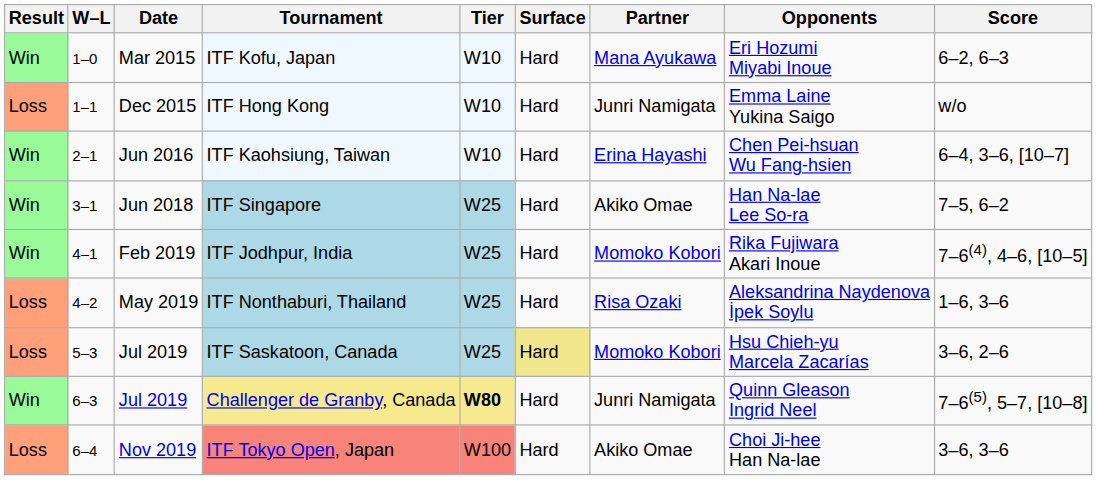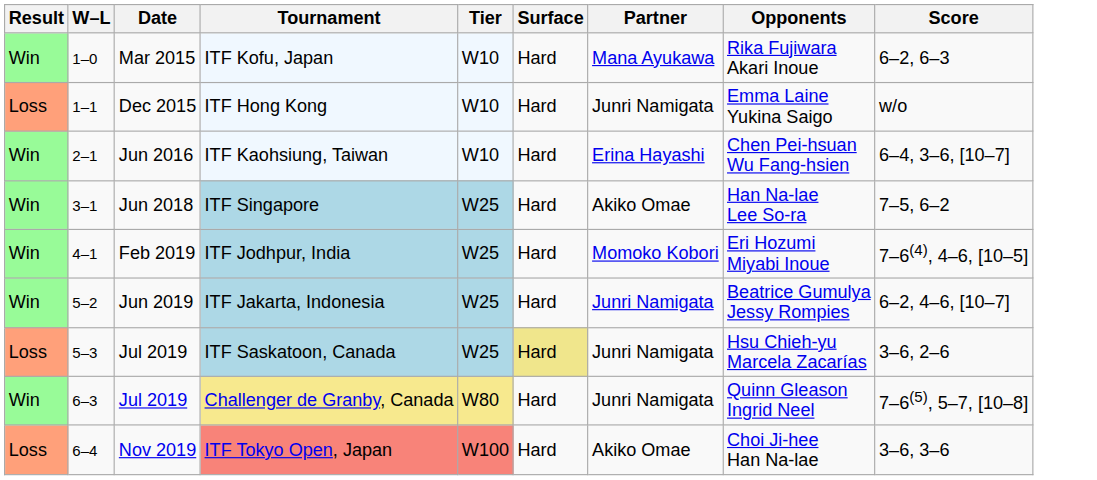(780, 57) Eri Hozumi Miyabi Inoue -> (782, 57) Rika Fujiwara Akari Inoue
(784, 253) Rika Fujiwara Akari Inoue -> (778, 253) Eri Hozumi Miyabi Inoue
- row: (306, 302)
+ row: (295, 302)
(657, 351) Momoko Kobori -> (653, 351) Junri Namigata
(482, 400) bold -> (480, 400) normal
